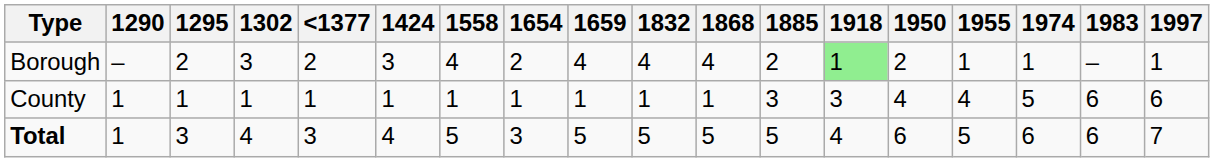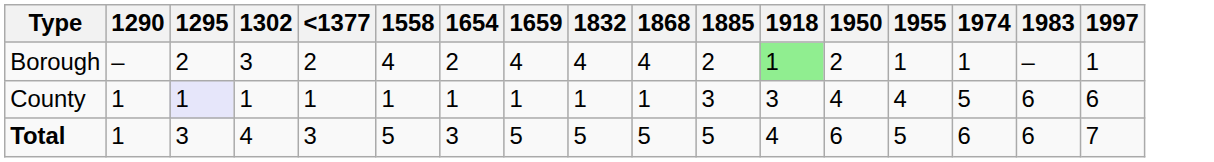- column: (408, 23)
(182, 99) no background -> (182, 99) lavender background
